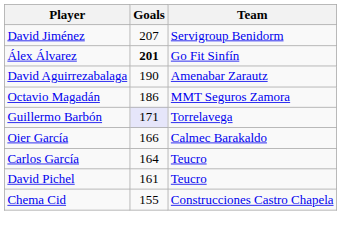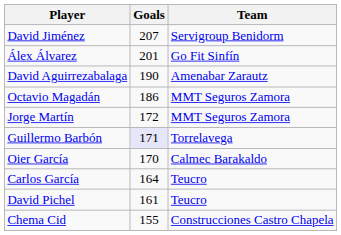(149, 55) bold -> (149, 55) normal
+ row: (41, 117)
(149, 138) 166 -> (149, 158) 170
